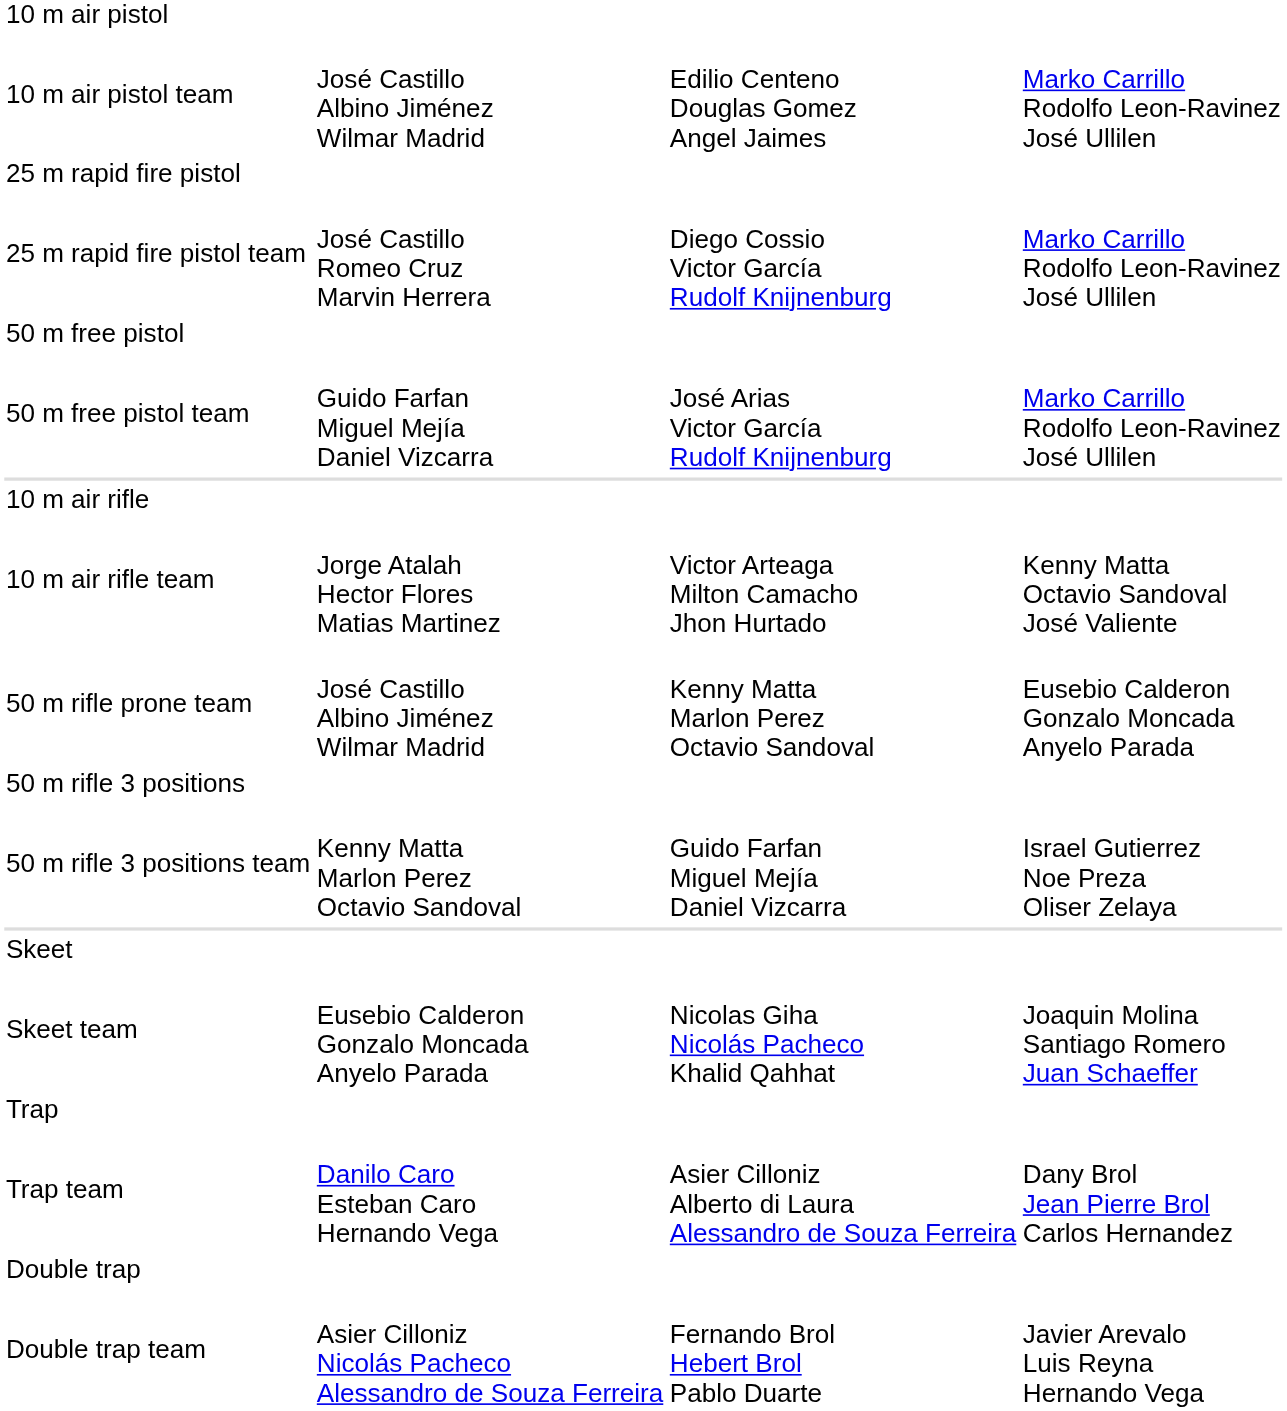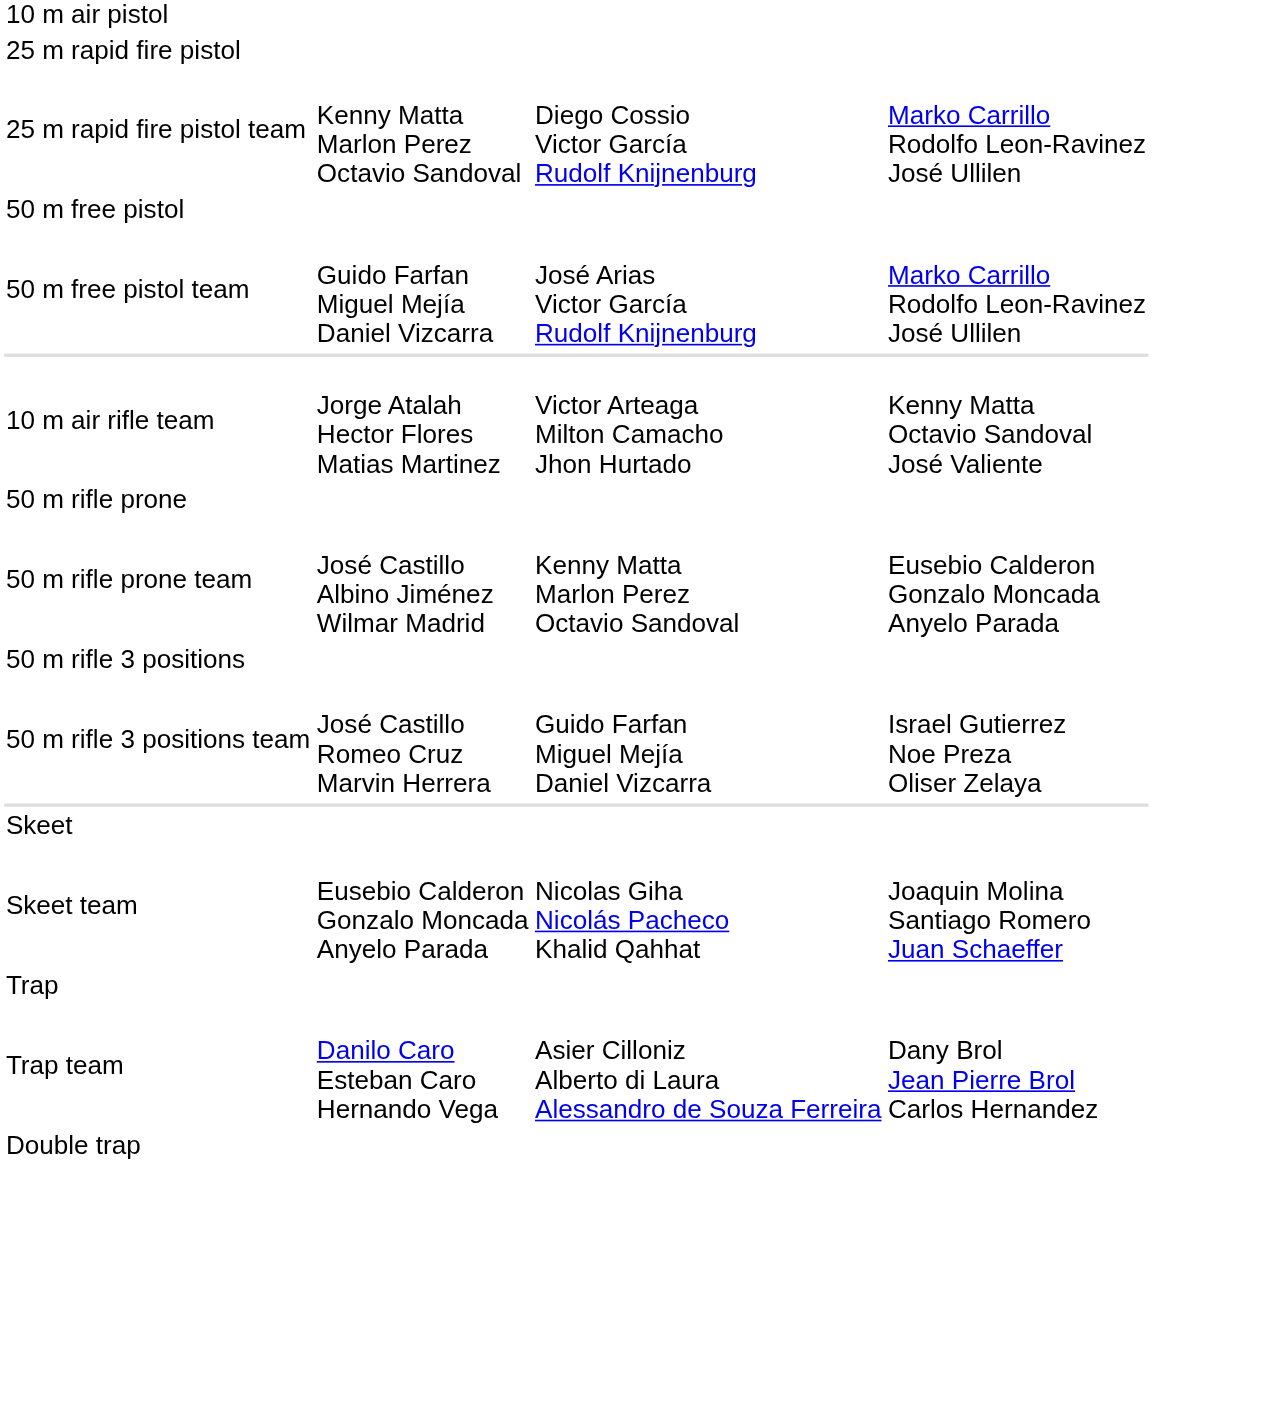- row: (120, 94)
(404, 268) José Castillo Romeo Cruz Marvin Herrera -> (419, 144) Kenny Matta Marlon Perez Octavio Sandoval
- row: (78, 499)
+ row: (96, 499)
(419, 878) Kenny Matta Marlon Perez Octavio Sandoval -> (404, 754) José Castillo Romeo Cruz Marvin Herrera
- row: (106, 1349)
